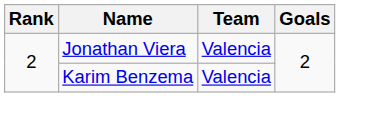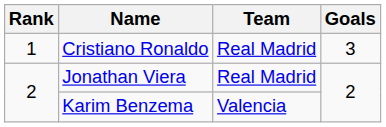+ row: (135, 48)
(236, 48) Valencia -> (267, 77) Real Madrid
